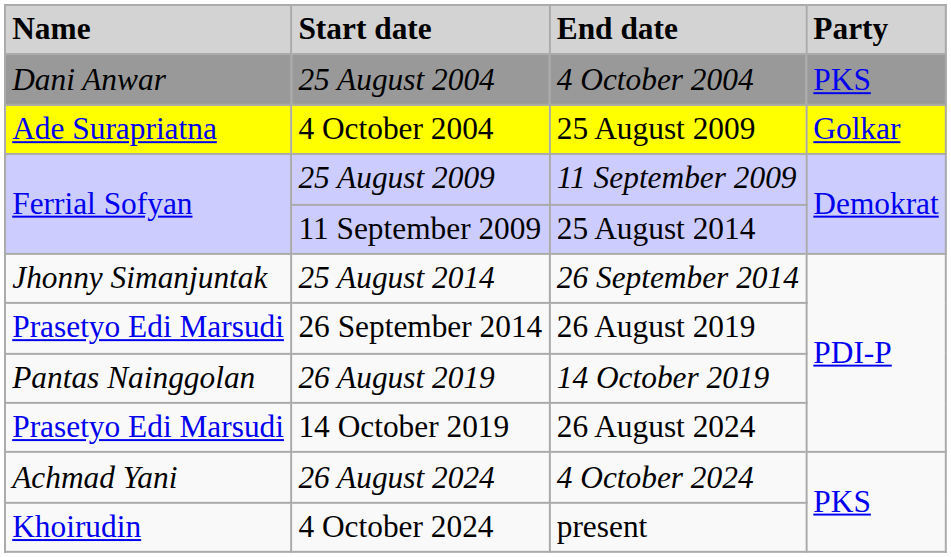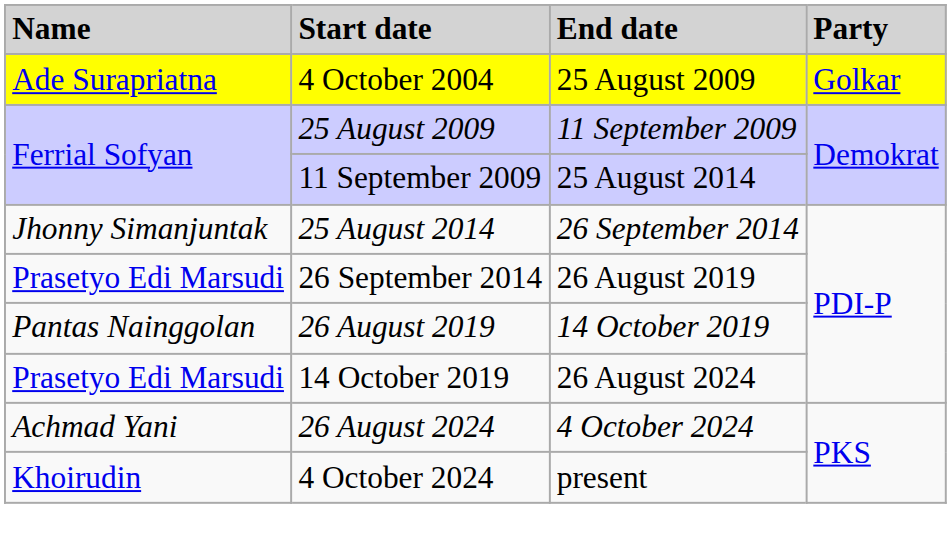- row: (397, 79)
